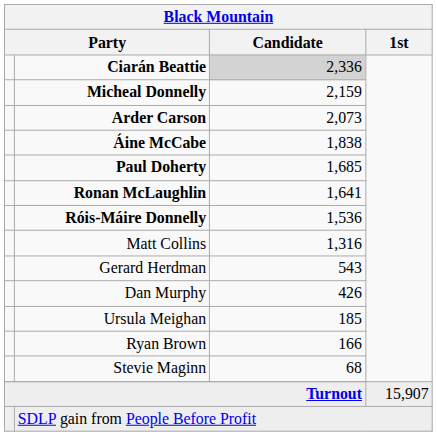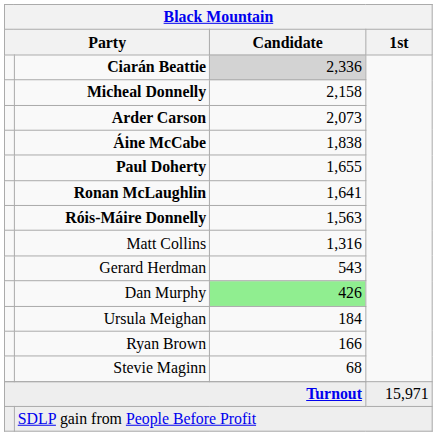(344, 92) 2,159 -> (344, 92) 2,158
(344, 167) 1,685 -> (344, 167) 1,655
(344, 218) 1,536 -> (344, 218) 1,563
(350, 293) no background -> (350, 293) lightgreen background
(350, 318) 185 -> (350, 318) 184
(407, 393) 15,907 -> (407, 393) 15,971
